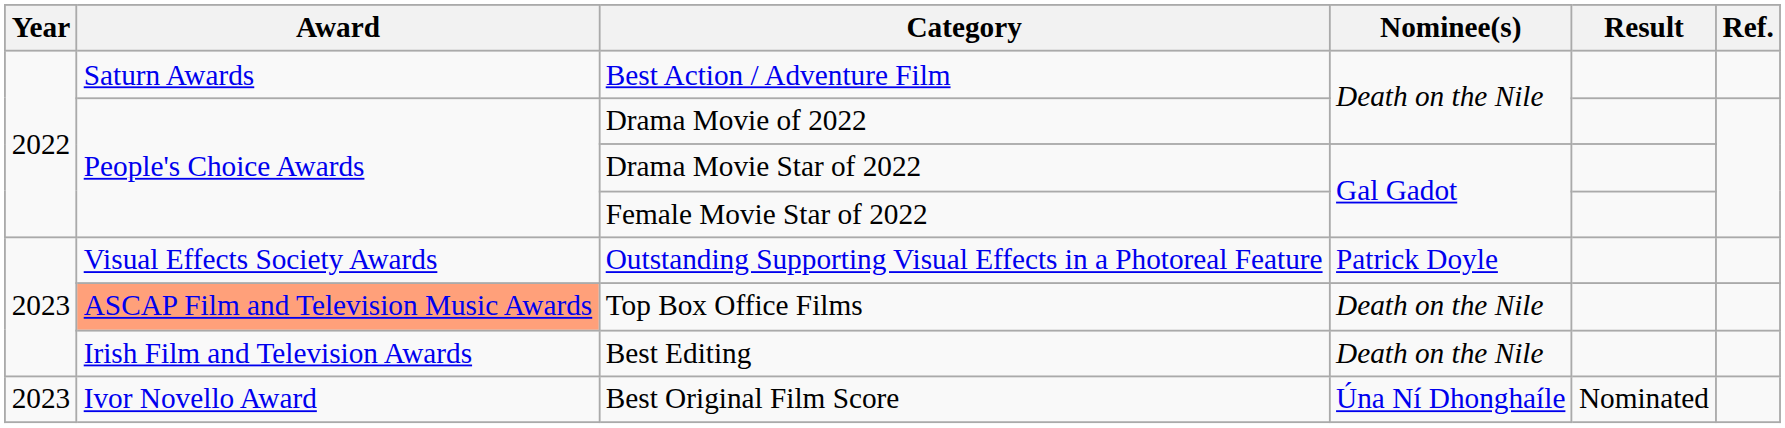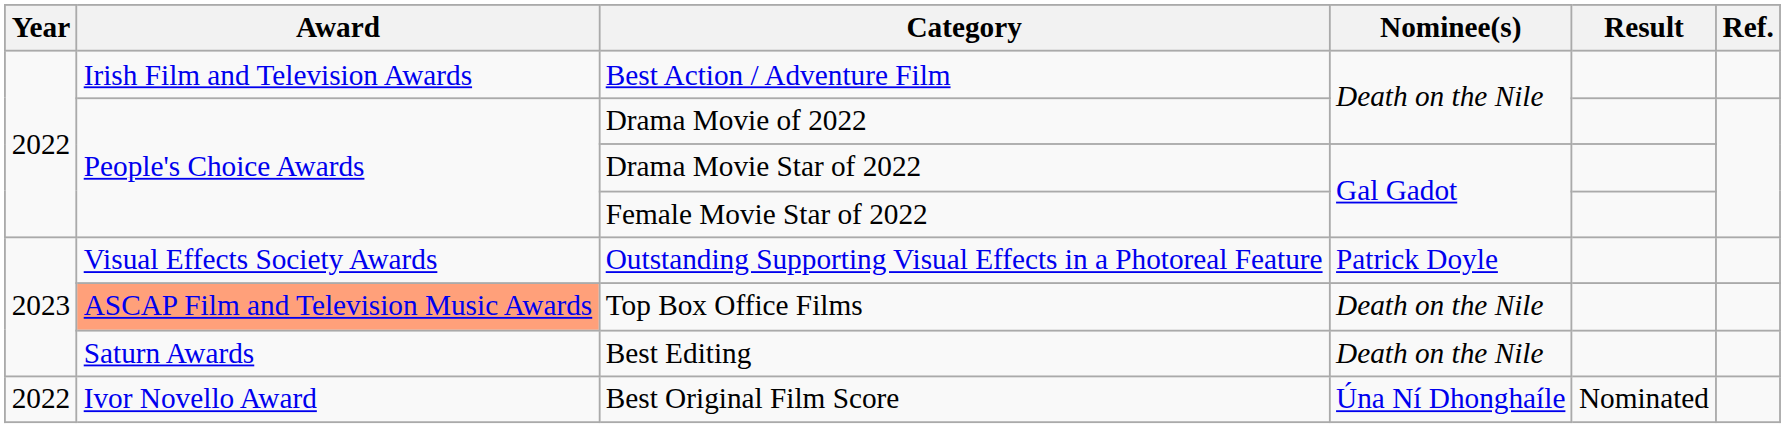(169, 74) Saturn Awards -> (278, 74) Irish Film and Television Awards
(278, 352) Irish Film and Television Awards -> (169, 352) Saturn Awards
(41, 399) 2023 -> (41, 399) 2022
